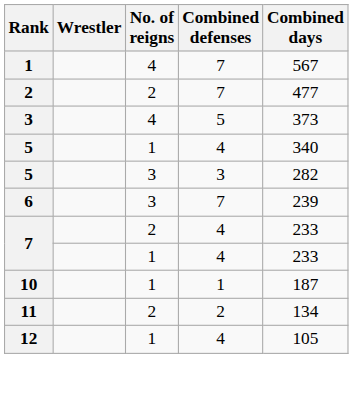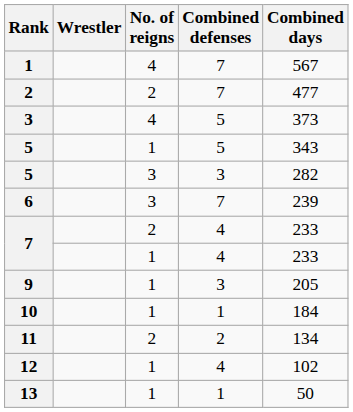(221, 147) 4 -> (221, 147) 5
(305, 147) 340 -> (305, 147) 343
+ row: (29, 284)
(305, 284) 187 -> (305, 311) 184
(305, 339) 105 -> (305, 366) 102
+ row: (29, 393)
